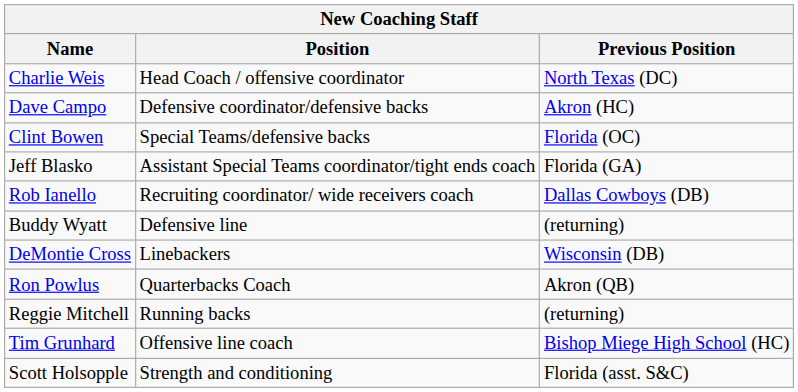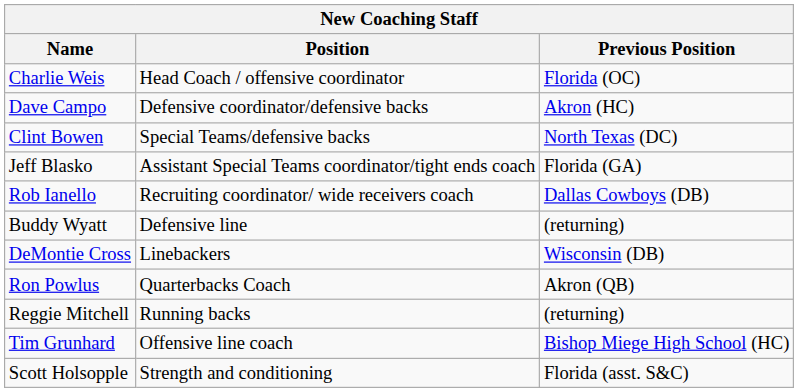(611, 78) North Texas (DC) -> (592, 78) Florida (OC)
(592, 136) Florida (OC) -> (611, 136) North Texas (DC)
